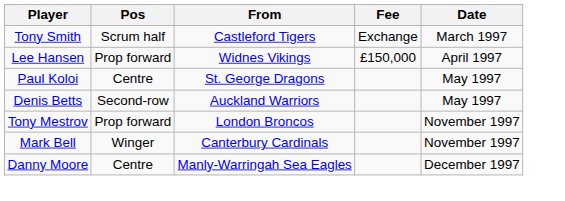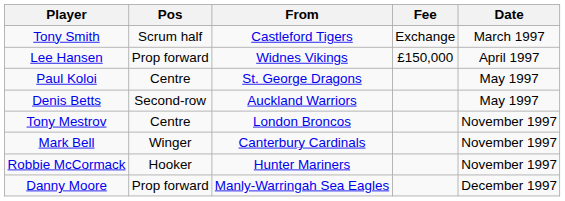(133, 121) Prop forward -> (170, 121) Centre
+ row: (67, 164)
(133, 164) Centre -> (170, 185) Prop forward
